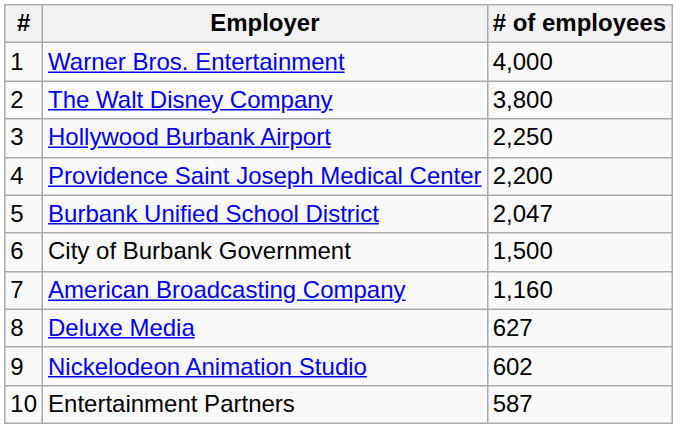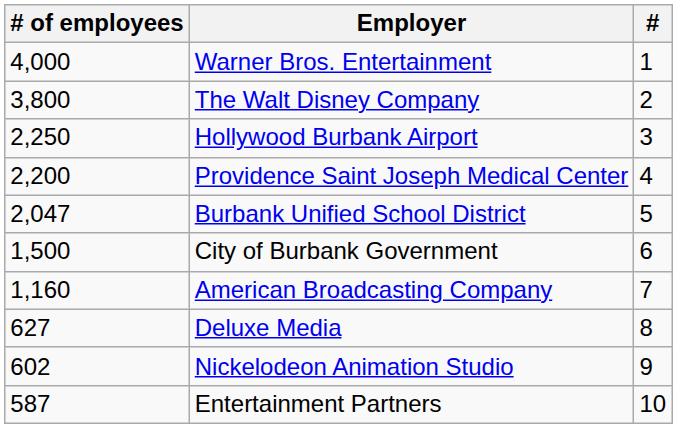columns swapped: (24, 23) <-> (579, 23)
